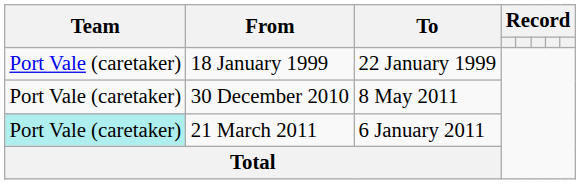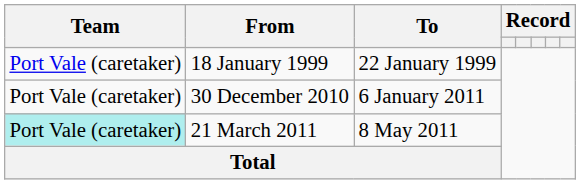(408, 96) 8 May 2011 -> (422, 96) 6 January 2011
(422, 129) 6 January 2011 -> (408, 129) 8 May 2011
